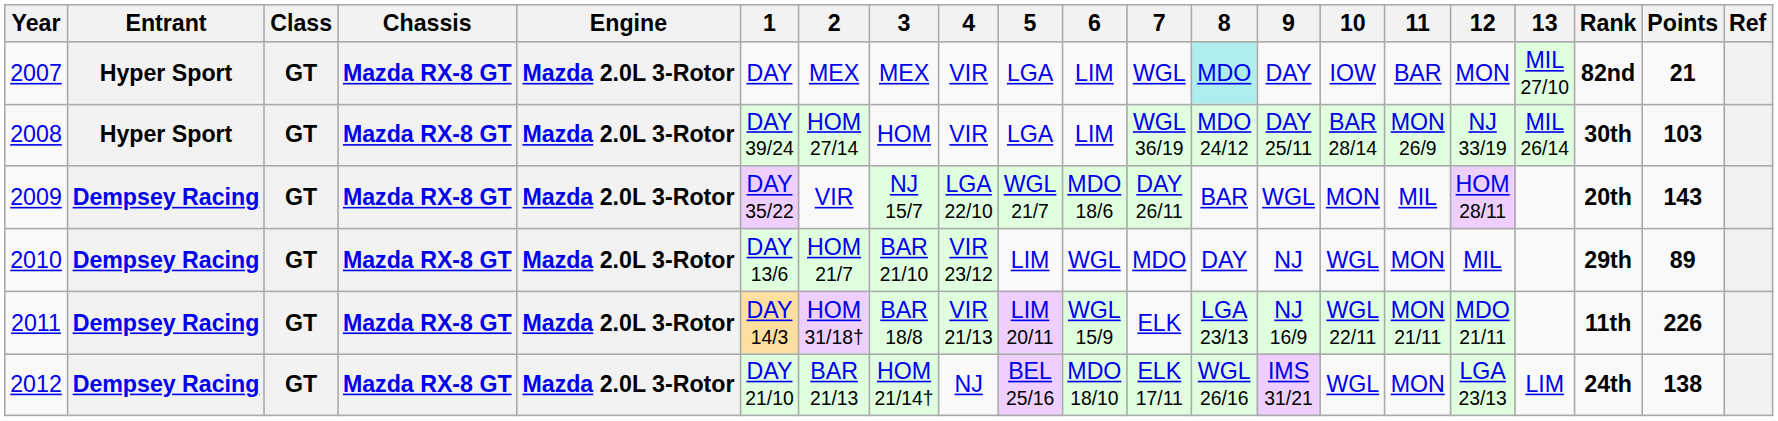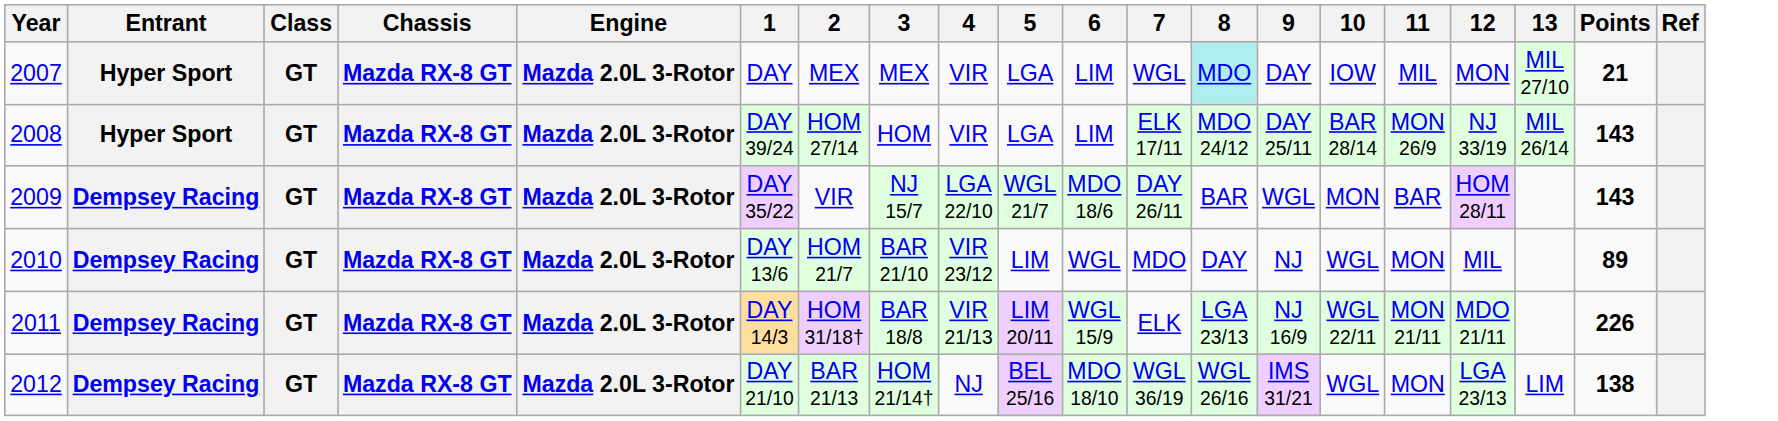- column: (1608, 24)
(1418, 73) BAR -> (1418, 73) MIL
(1159, 135) WGL 36/19 -> (1159, 135) ELK 17/11
(1683, 135) 103 -> (1615, 135) 143
(1418, 198) MIL -> (1418, 198) BAR
(1159, 385) ELK 17/11 -> (1159, 385) WGL 36/19
